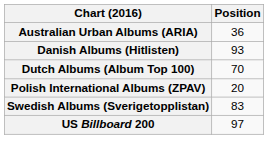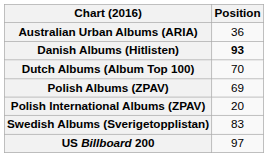(238, 50) normal -> (238, 50) bold
+ row: (108, 87)
